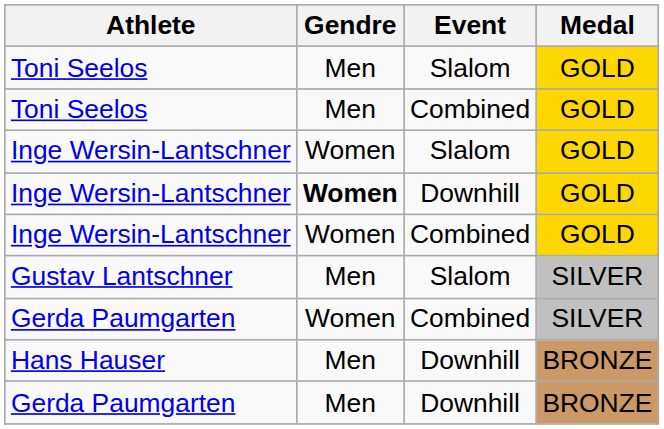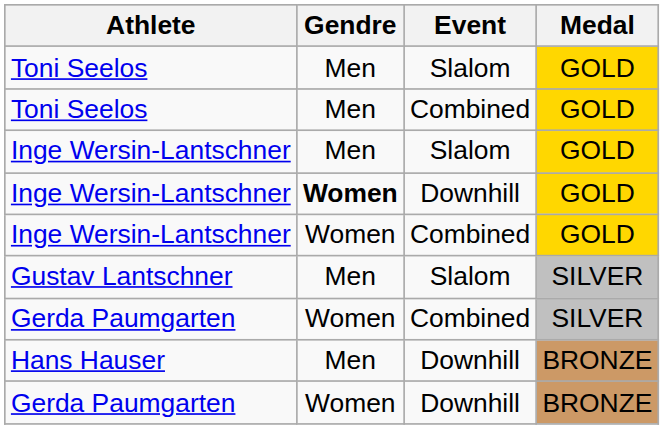(350, 151) Women -> (350, 151) Men
(350, 402) Men -> (350, 402) Women
